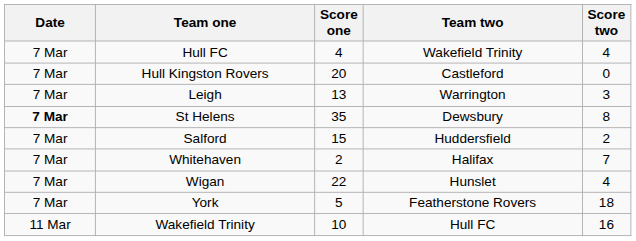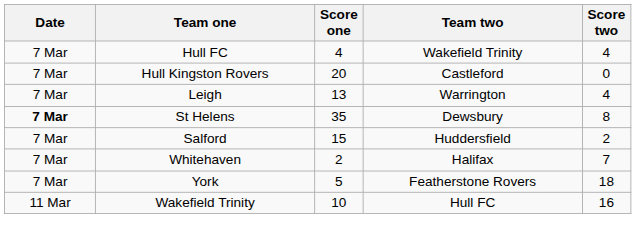(606, 95) 3 -> (606, 95) 4
- row: (205, 181)
